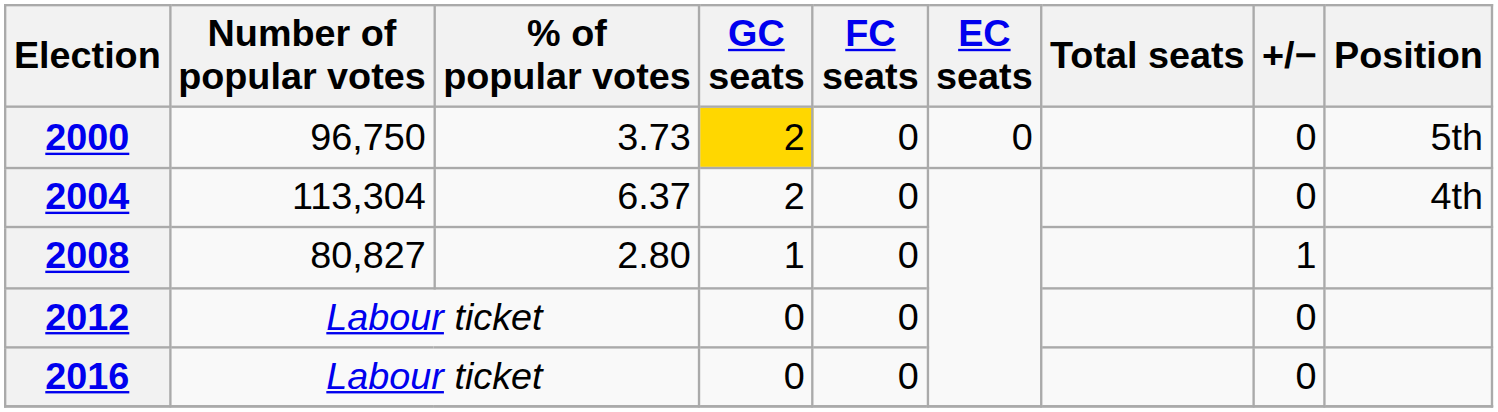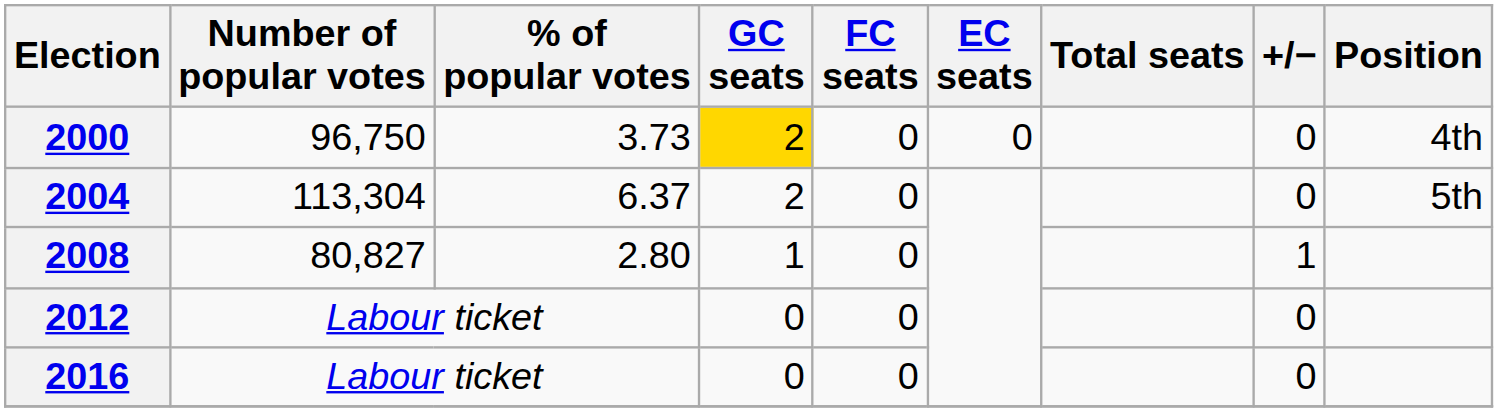(1457, 136) 5th -> (1457, 136) 4th
(1457, 196) 4th -> (1457, 196) 5th
